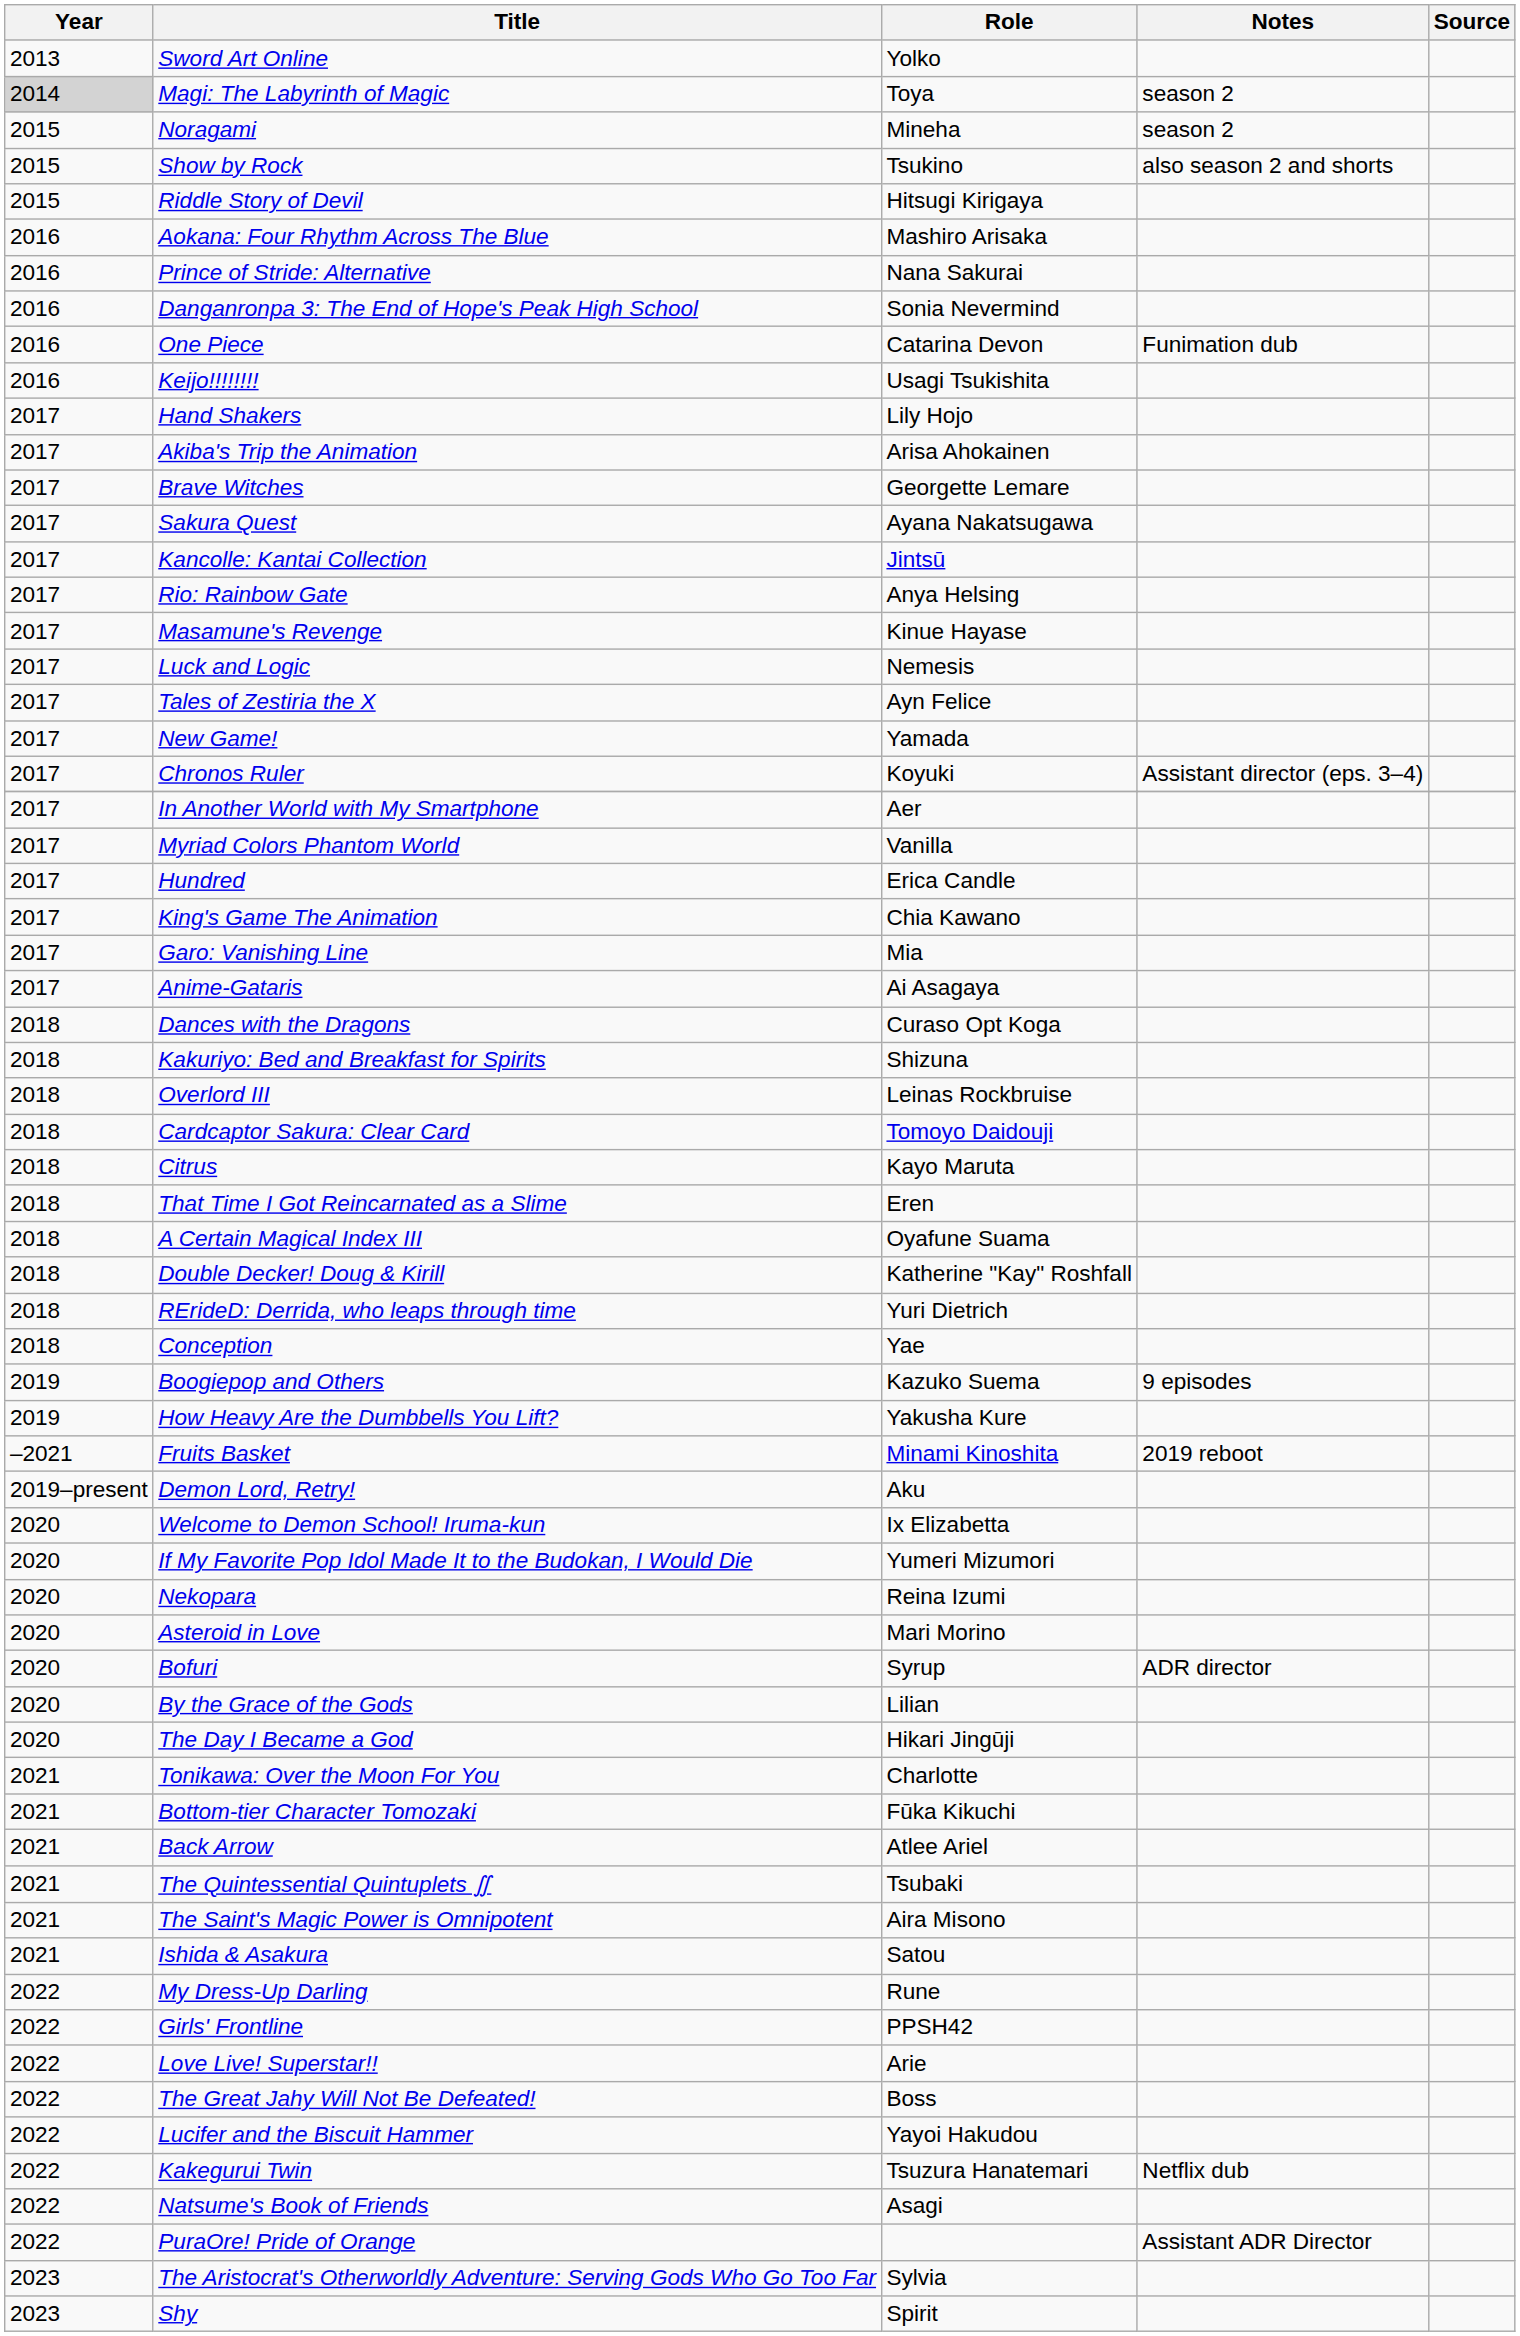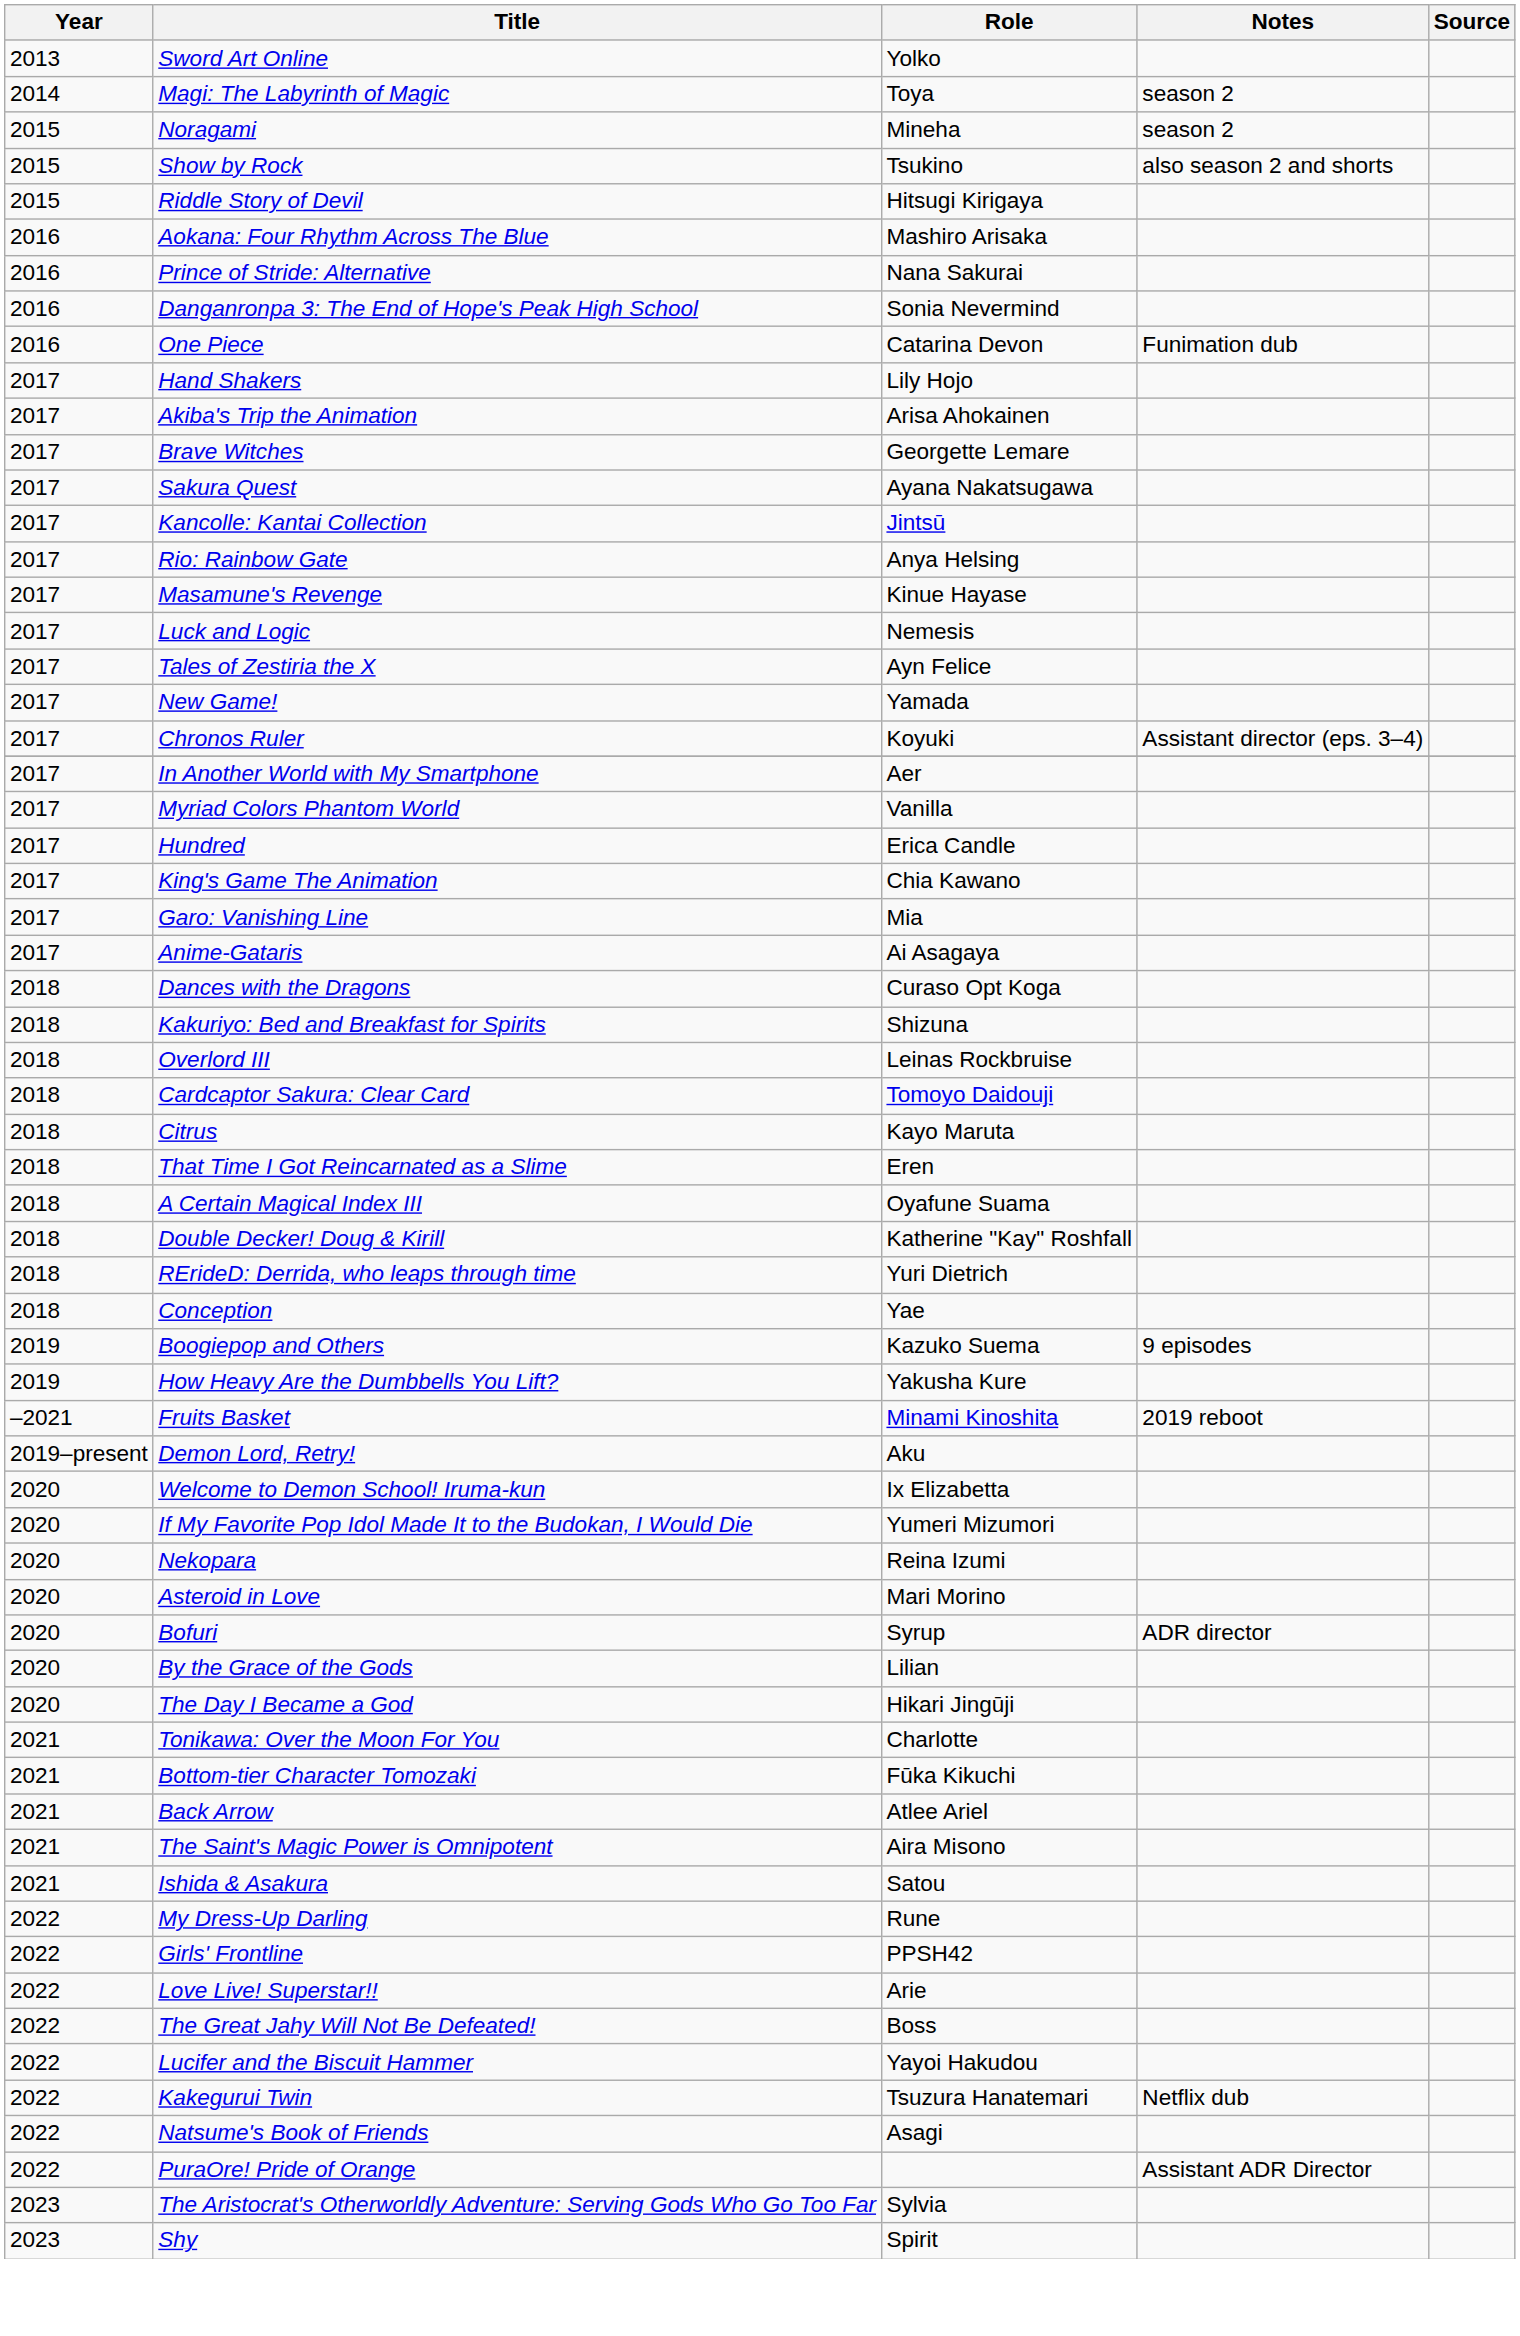(35, 93) lightgrey background -> (35, 93) no background
- row: (208, 380)
- row: (325, 1884)
